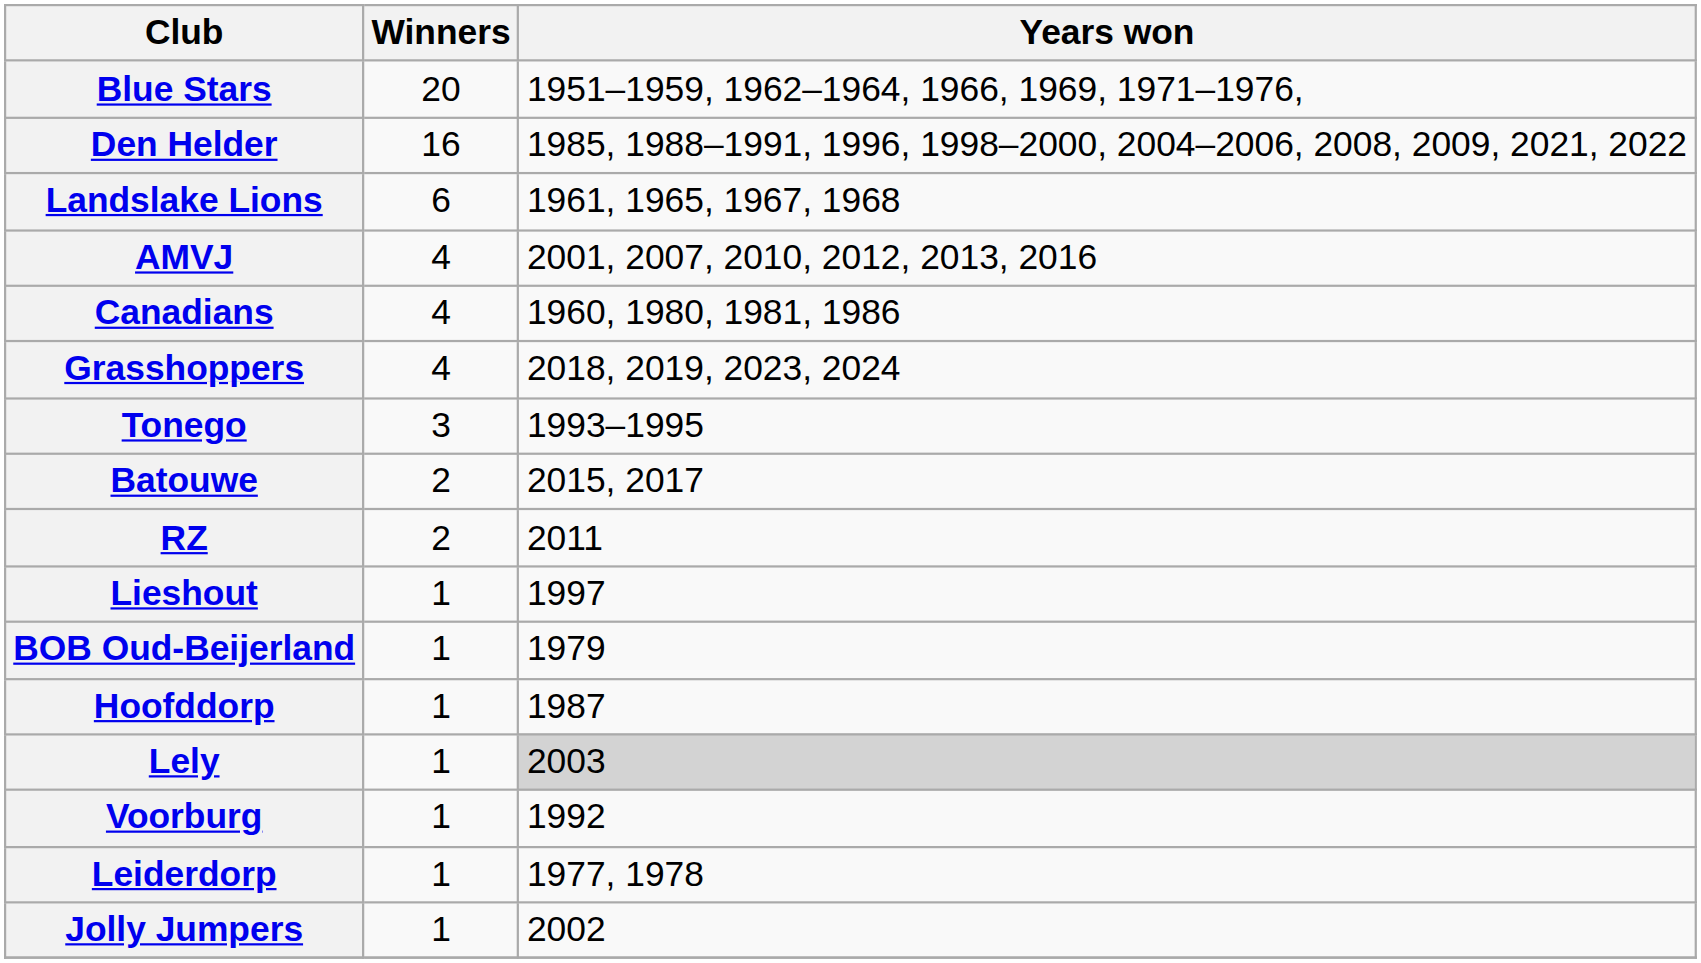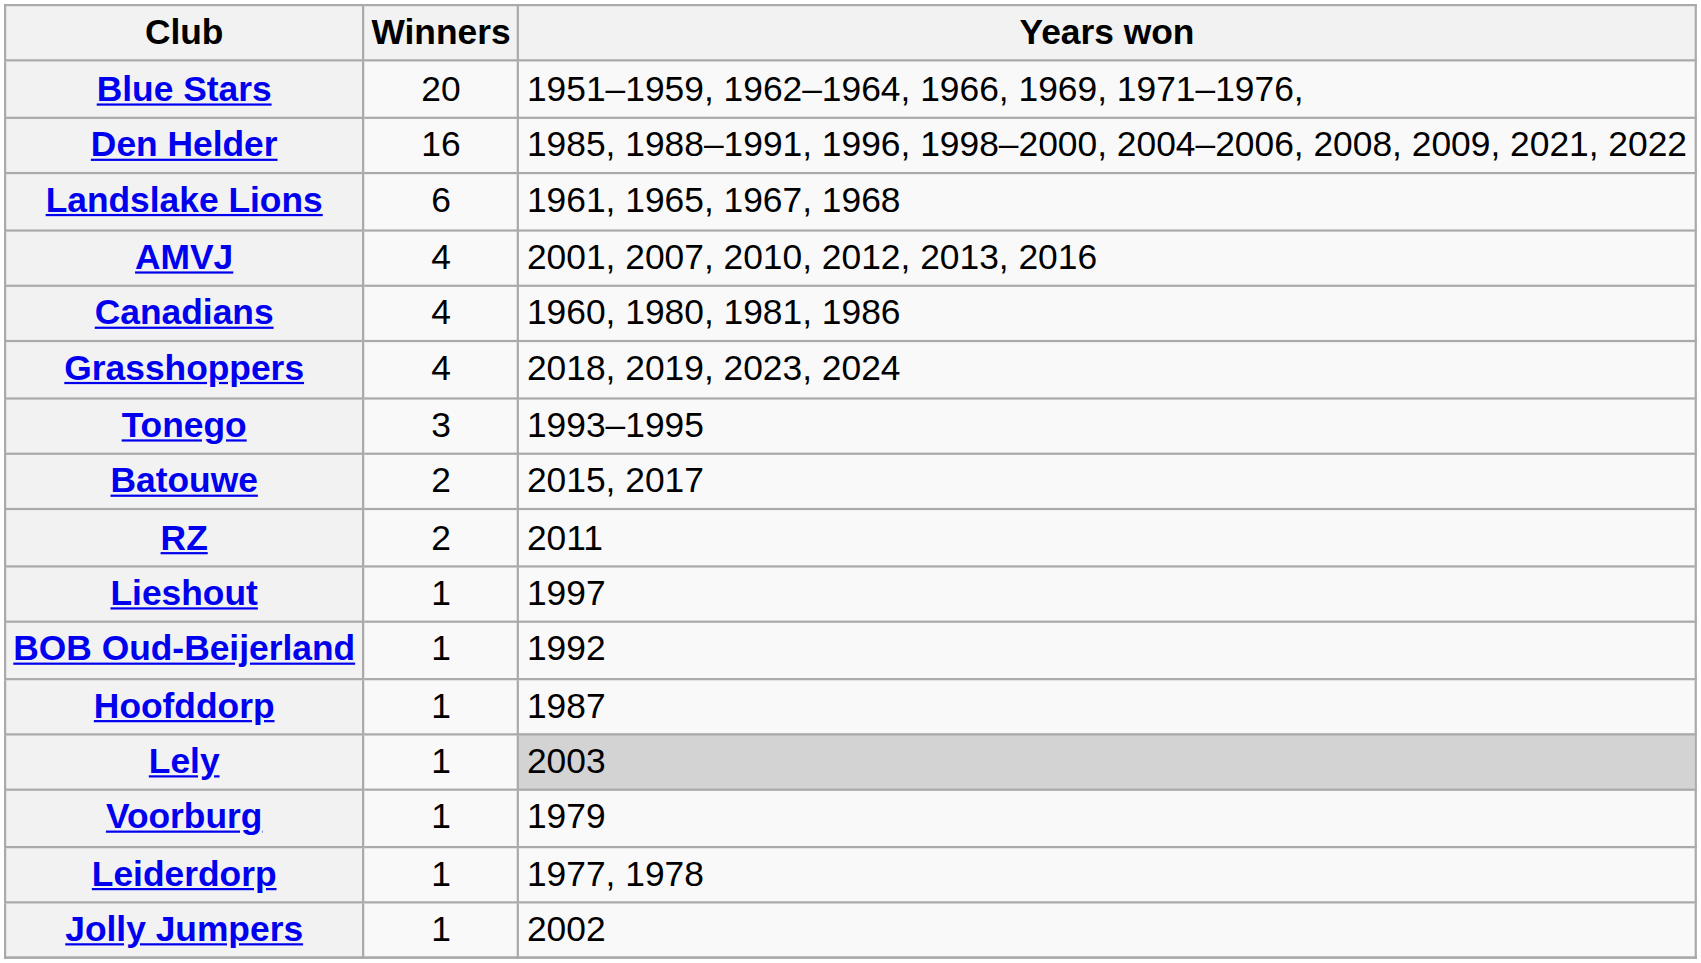(566, 649) 1979 -> (566, 649) 1992
(566, 817) 1992 -> (566, 817) 1979
